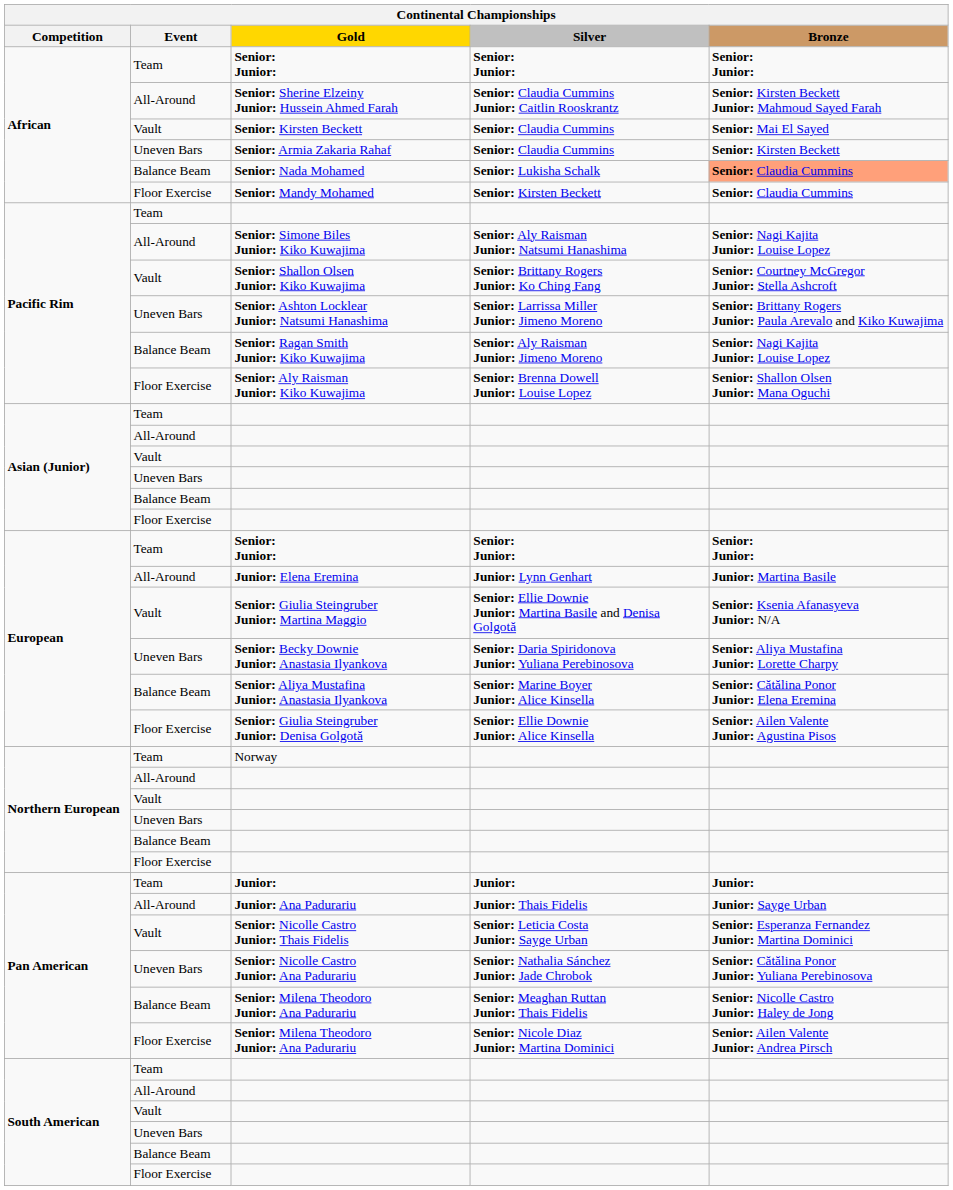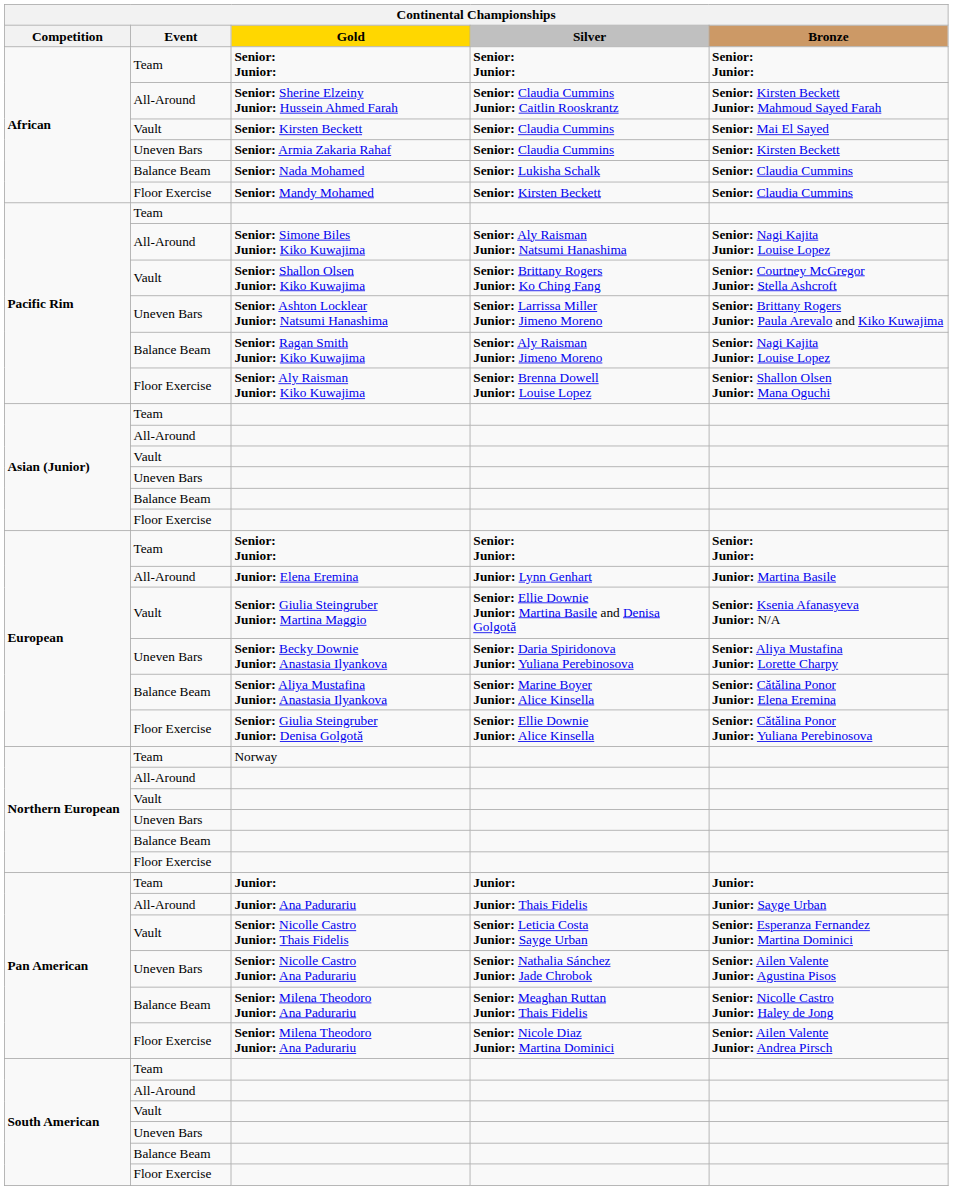(783, 171) lightsalmon background -> (783, 171) no background
(774, 728) Senior: Ailen Valente Junior: Agustina Pisos -> (792, 728) Senior: Cătălina Ponor Junior: Yuliana Perebinosova
(792, 968) Senior: Cătălina Ponor Junior: Yuliana Perebinosova -> (774, 968) Senior: Ailen Valente Junior: Agustina Pisos
